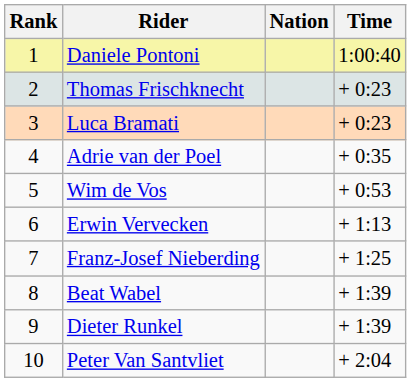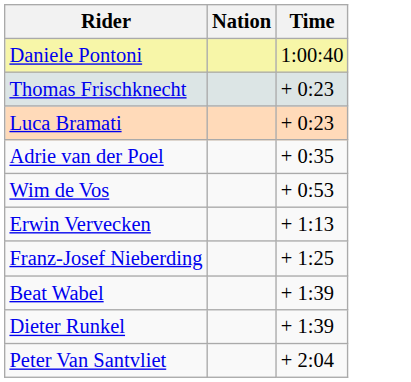- column: (33, 21)
